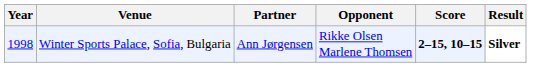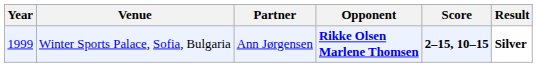(20, 44) 1998 -> (20, 44) 1999
(366, 44) normal -> (369, 44) bold
